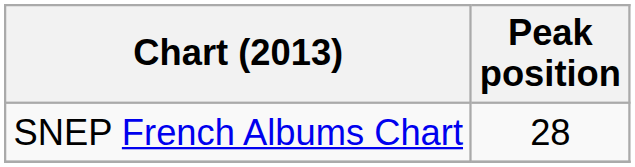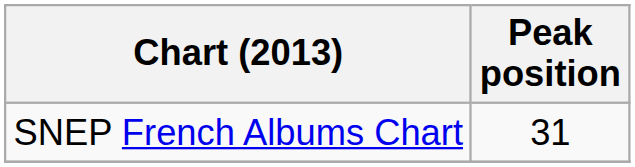(550, 131) 28 -> (550, 131) 31
